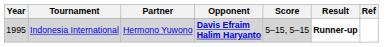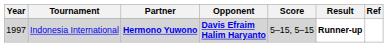(16, 30) 1995 -> (16, 30) 1997
(158, 30) normal -> (160, 30) bold
